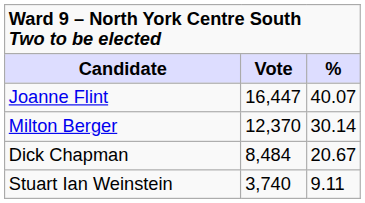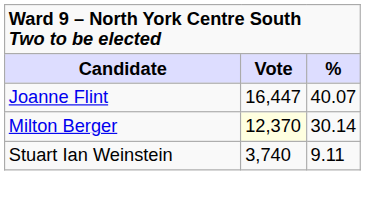(273, 126) no background -> (273, 126) lightyellow background
- row: (69, 155)
